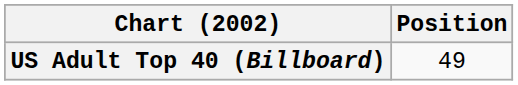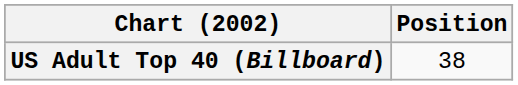(452, 61) 49 -> (452, 61) 38
